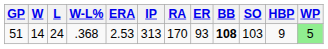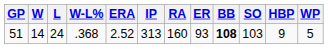(122, 33) 2.53 -> (122, 33) 2.52
(177, 33) 170 -> (177, 33) 160
(310, 33) lightgreen background -> (310, 33) no background
